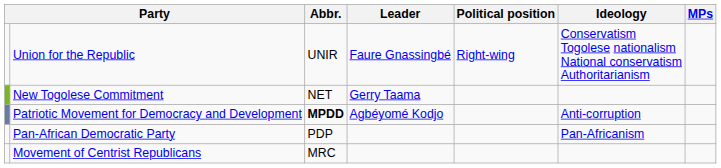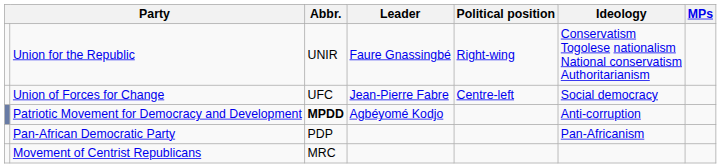+ row: (89, 94)
- row: (88, 94)
